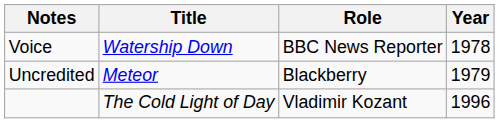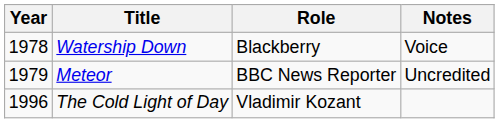columns swapped: (471, 18) <-> (52, 18)
(363, 46) BBC News Reporter -> (278, 46) Blackberry
(325, 74) Blackberry -> (316, 74) BBC News Reporter
